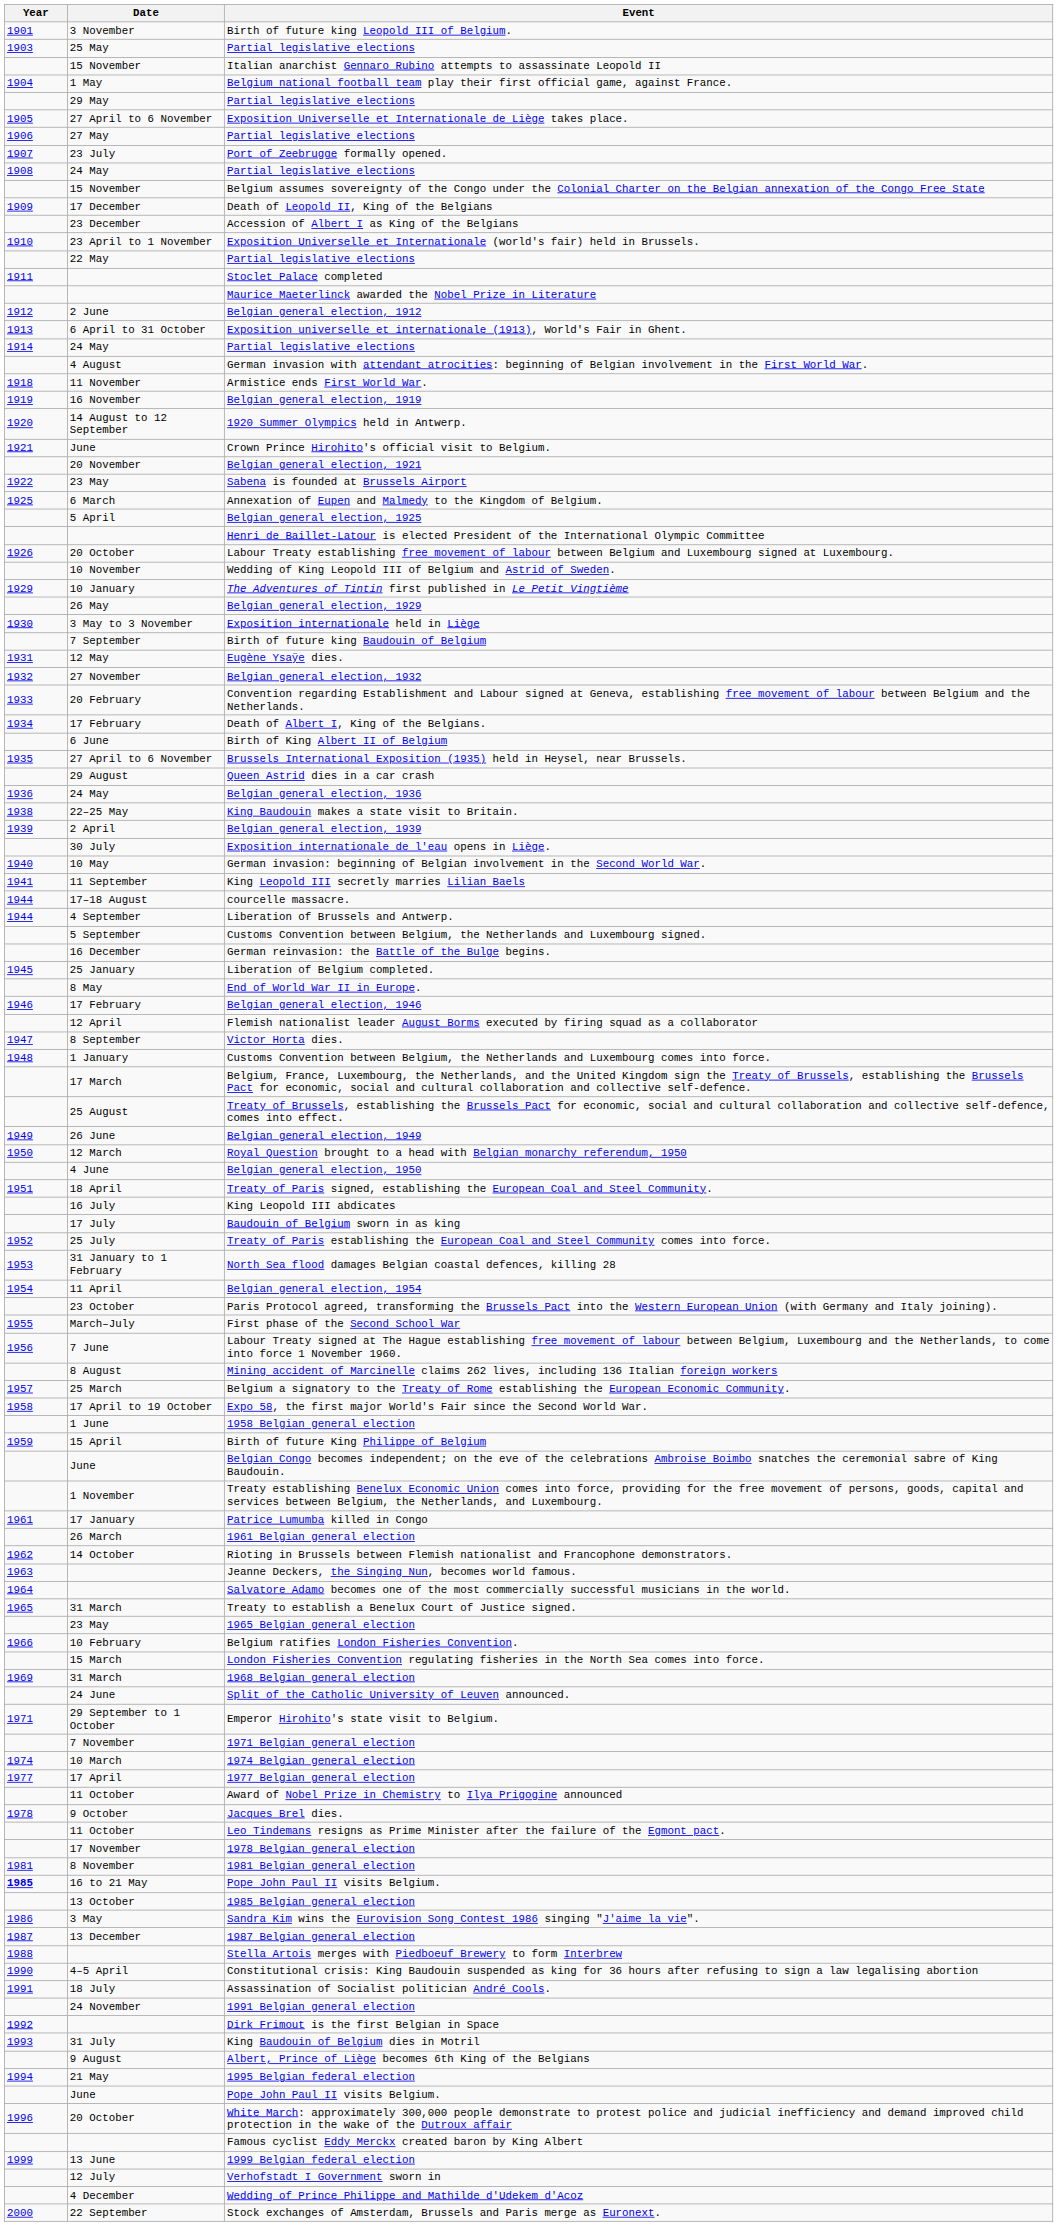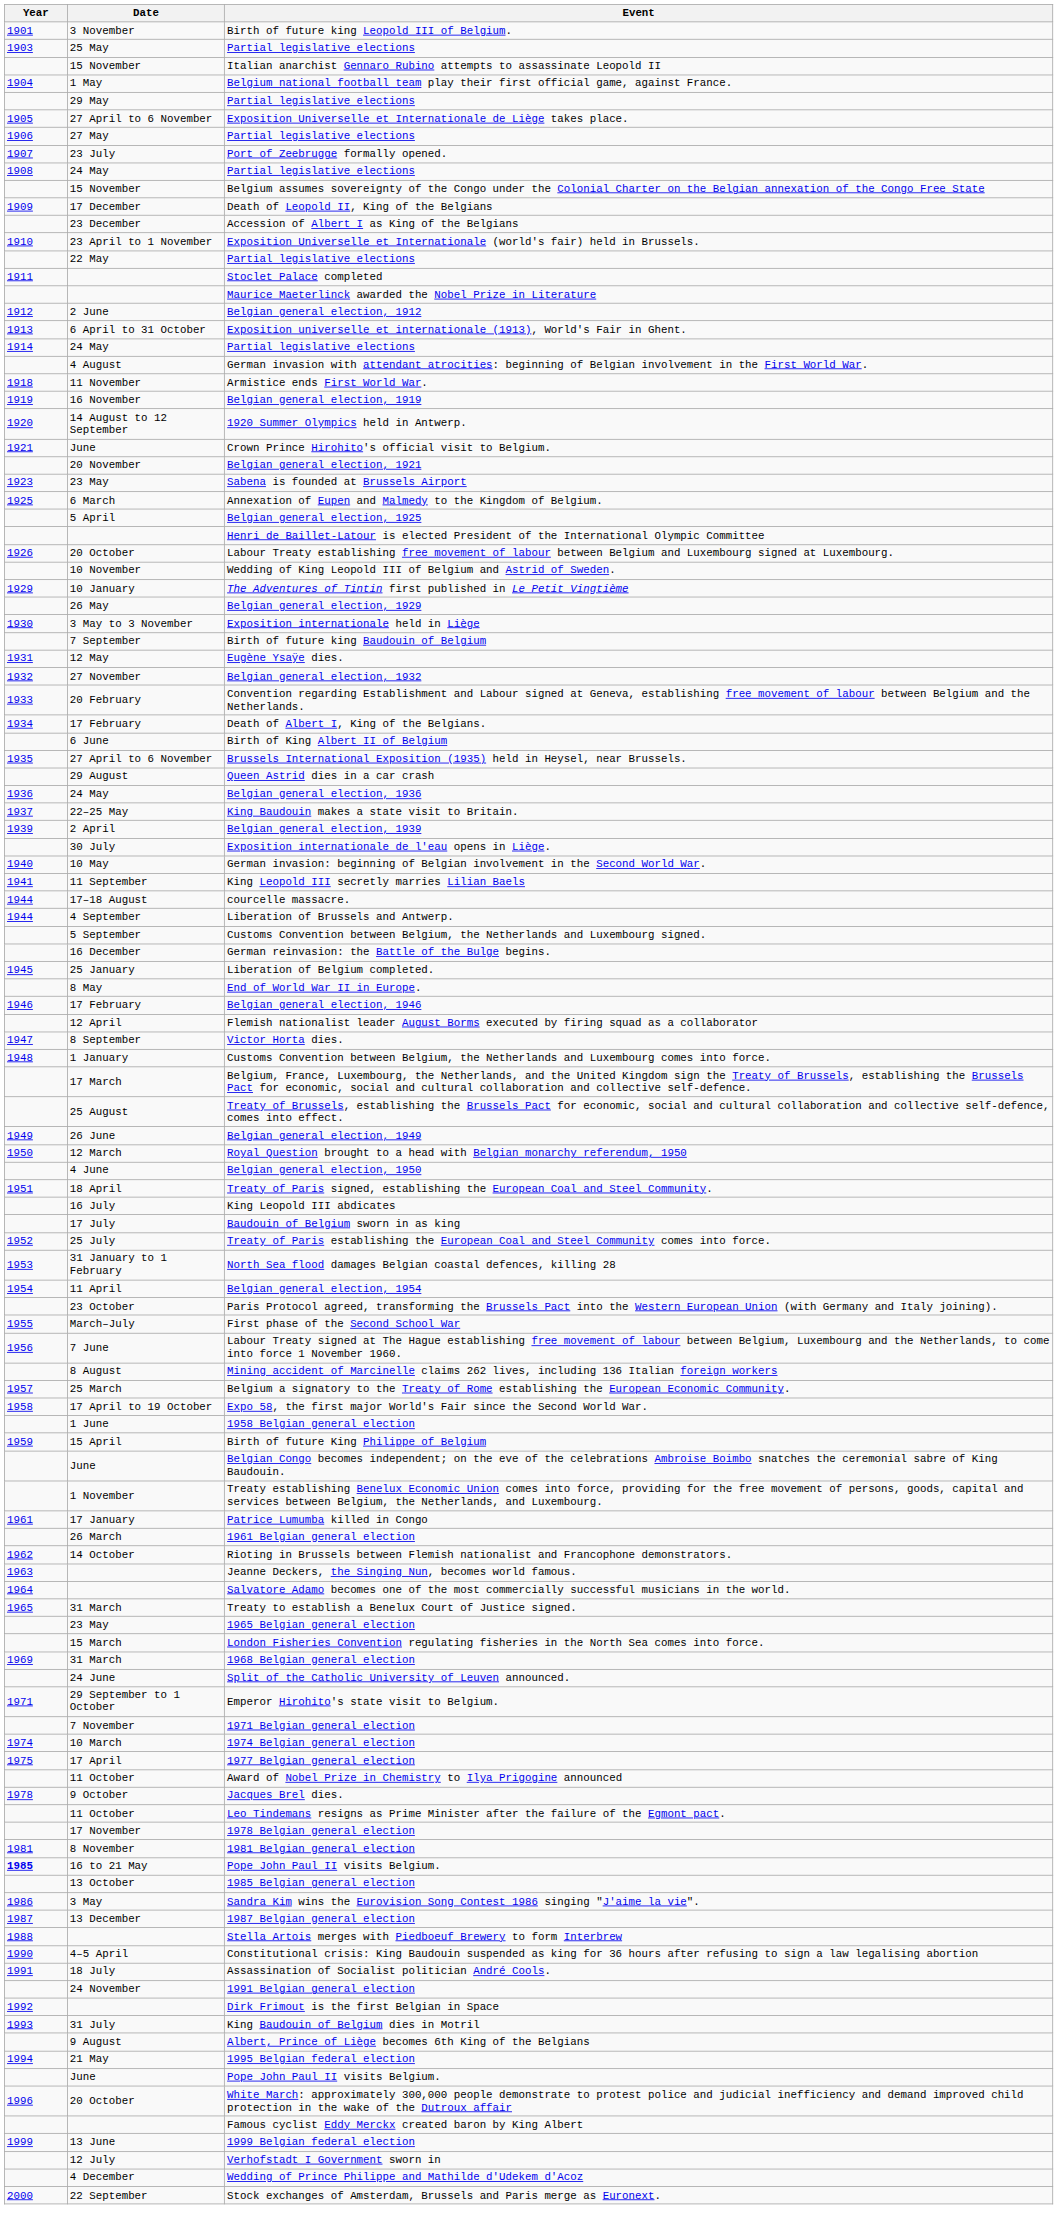(20, 483) 1922 -> (20, 483) 1923
(20, 812) 1938 -> (20, 812) 1937
- row: (105, 1643)
(20, 1778) 1977 -> (20, 1761) 1975
